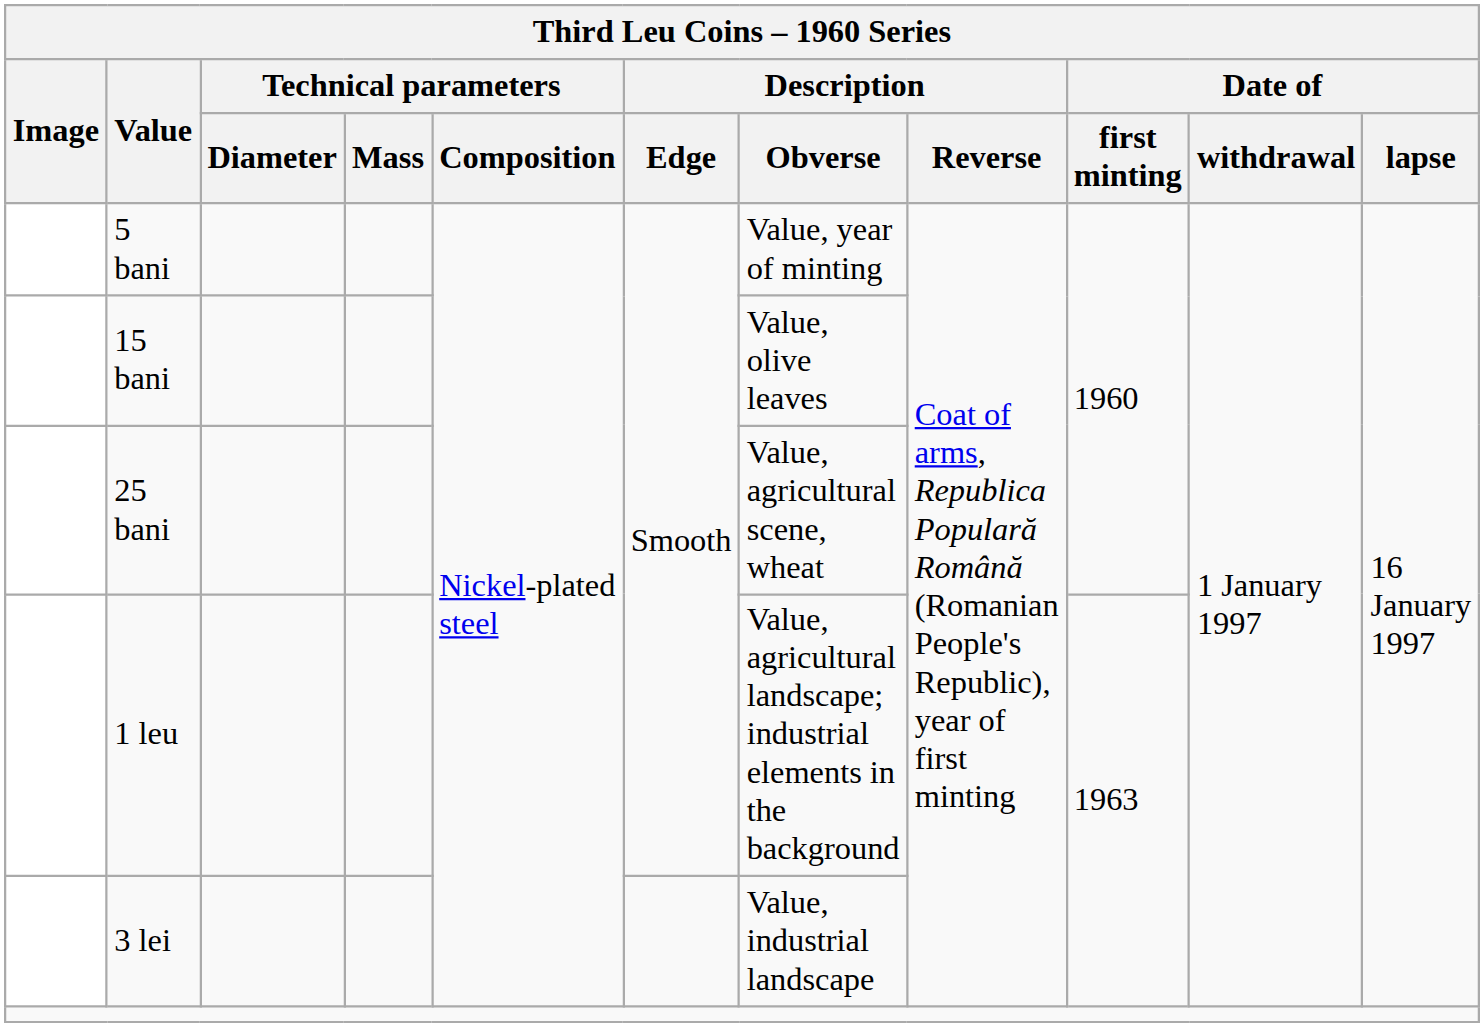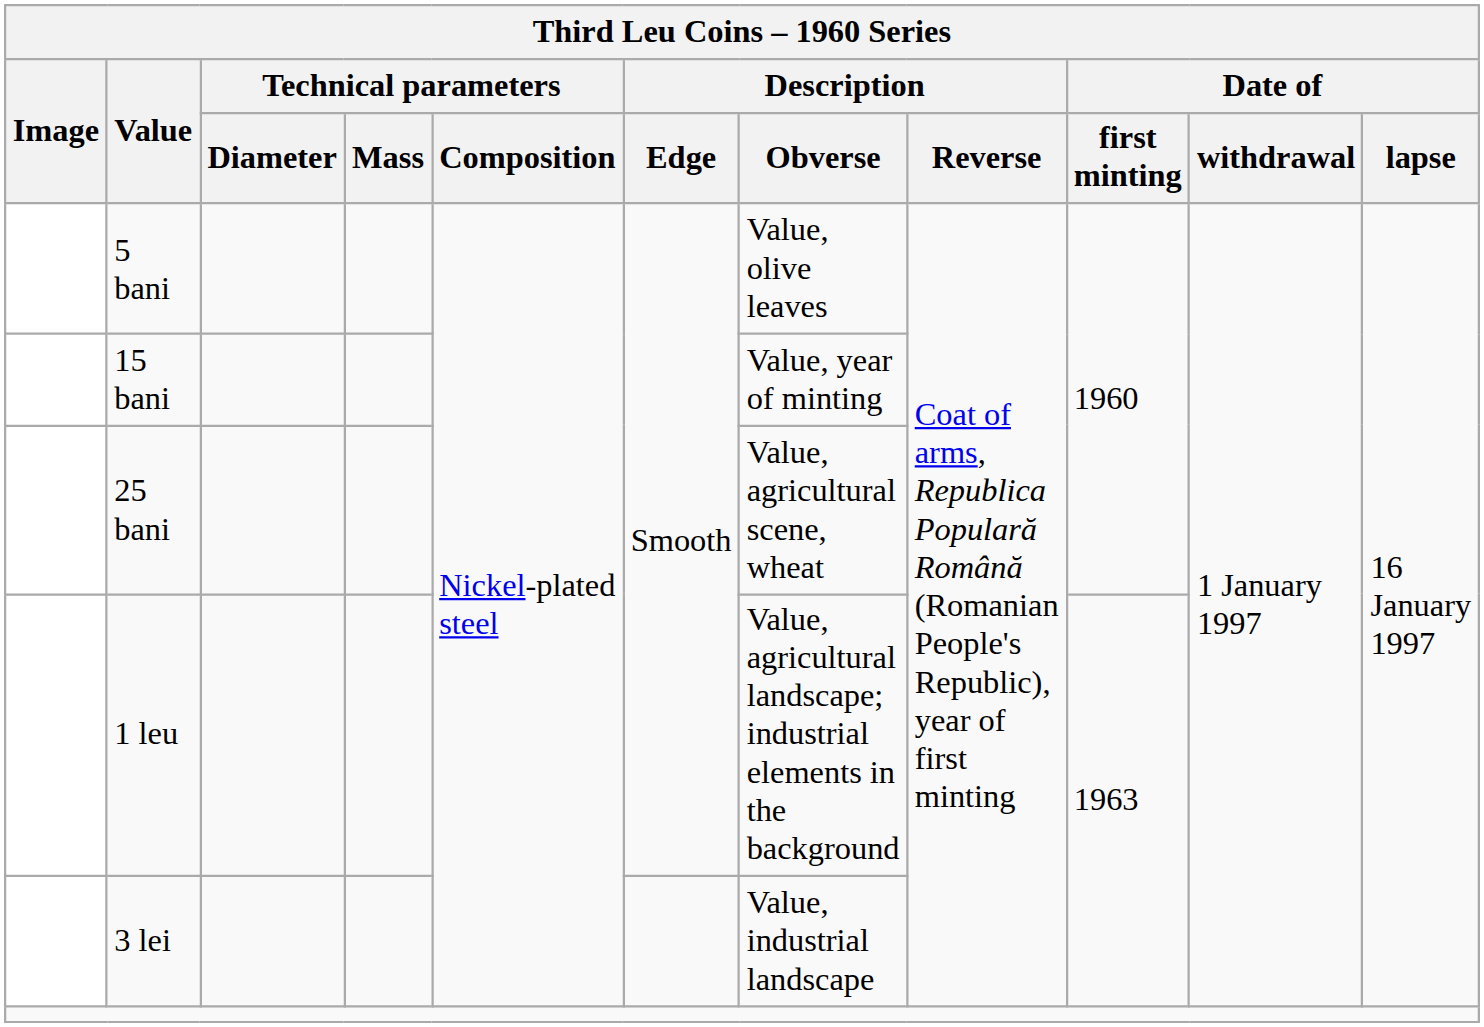(820, 249) Value, year of minting -> (788, 268) Value, olive leaves
(788, 360) Value, olive leaves -> (820, 379) Value, year of minting
